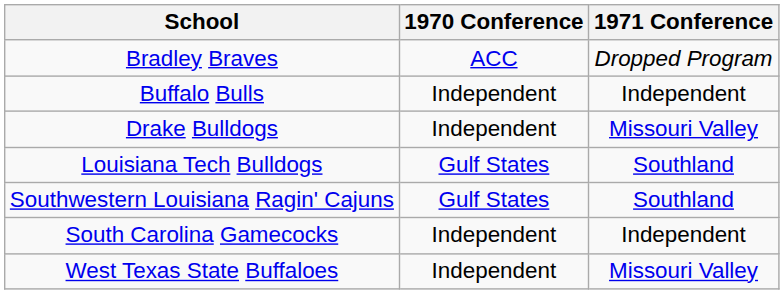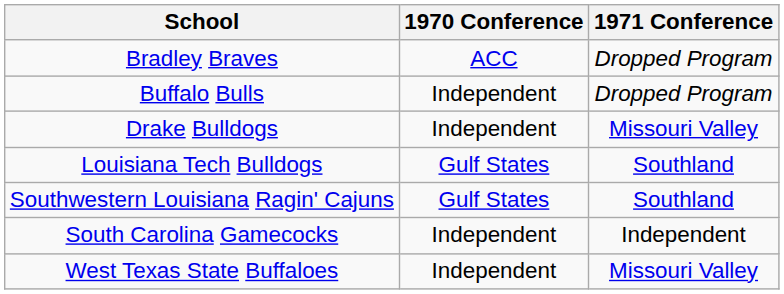(684, 93) Independent -> (684, 93) Dropped Program
